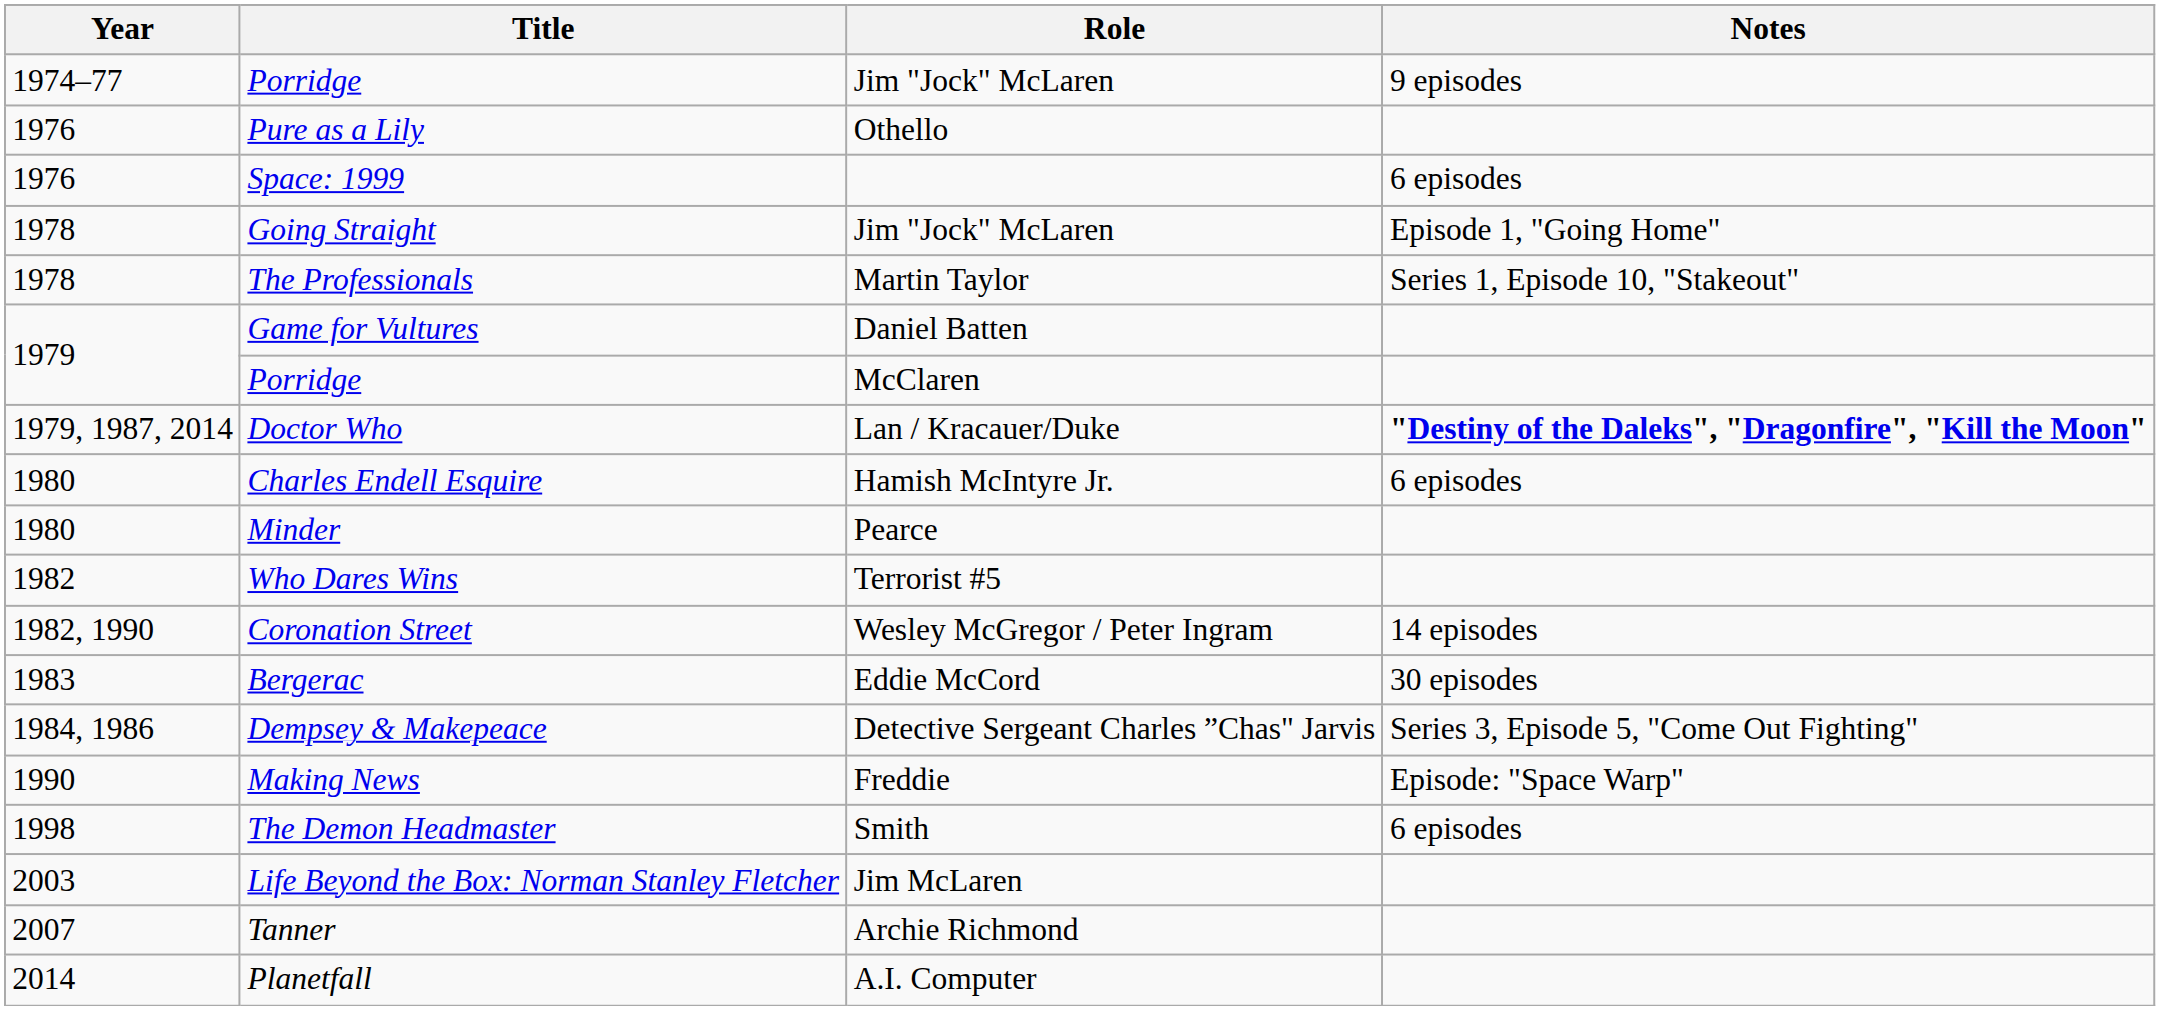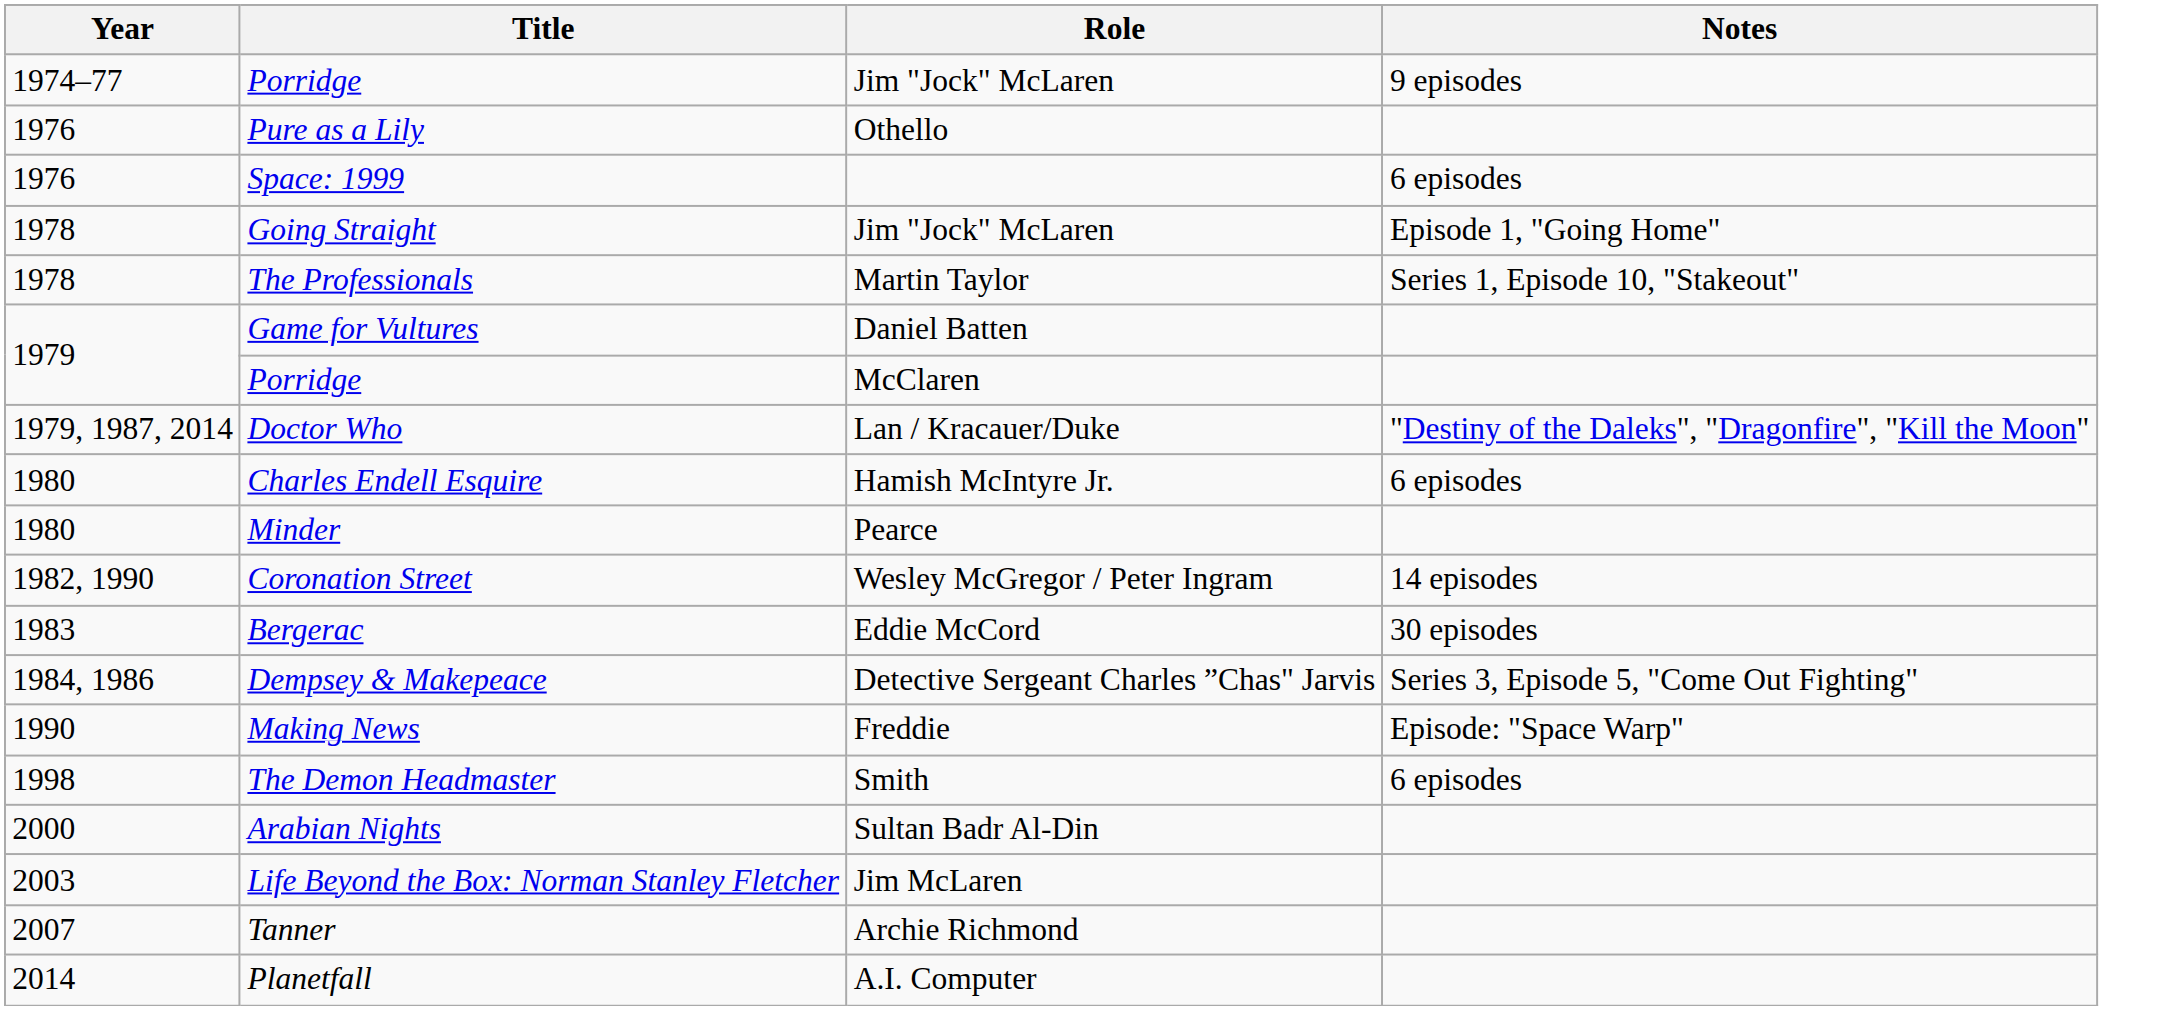(1768, 429) bold -> (1740, 429) normal
- row: (353, 579)
+ row: (344, 829)
